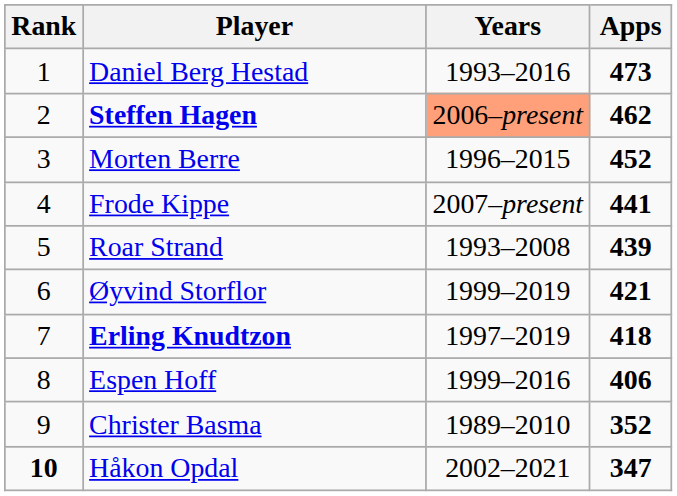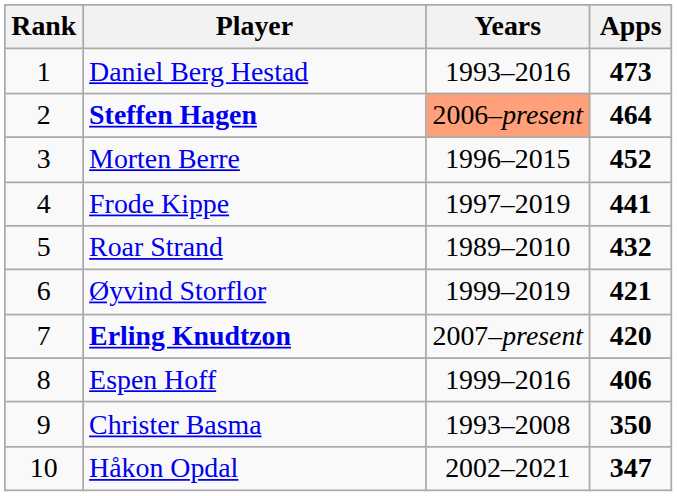(631, 114) 462 -> (631, 114) 464
(508, 203) 2007–present -> (508, 203) 1997–2019
(508, 247) 1993–2008 -> (508, 247) 1989–2010
(631, 247) 439 -> (631, 247) 432
(508, 335) 1997–2019 -> (508, 335) 2007–present
(631, 335) 418 -> (631, 335) 420
(508, 423) 1989–2010 -> (508, 423) 1993–2008
(631, 423) 352 -> (631, 423) 350
(44, 468) bold -> (44, 468) normal
